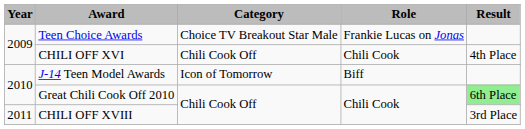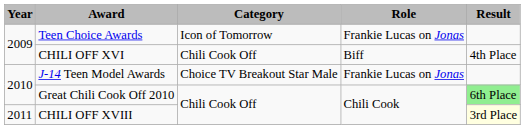(259, 34) Choice TV Breakout Star Male -> (226, 34) Icon of Tomorrow
(371, 54) Chili Cook -> (354, 54) Biff
(226, 74) Icon of Tomorrow -> (259, 74) Choice TV Breakout Star Male
(354, 74) Biff -> (404, 74) Frankie Lucas on Jonas
(493, 114) no background -> (493, 114) lightyellow background
